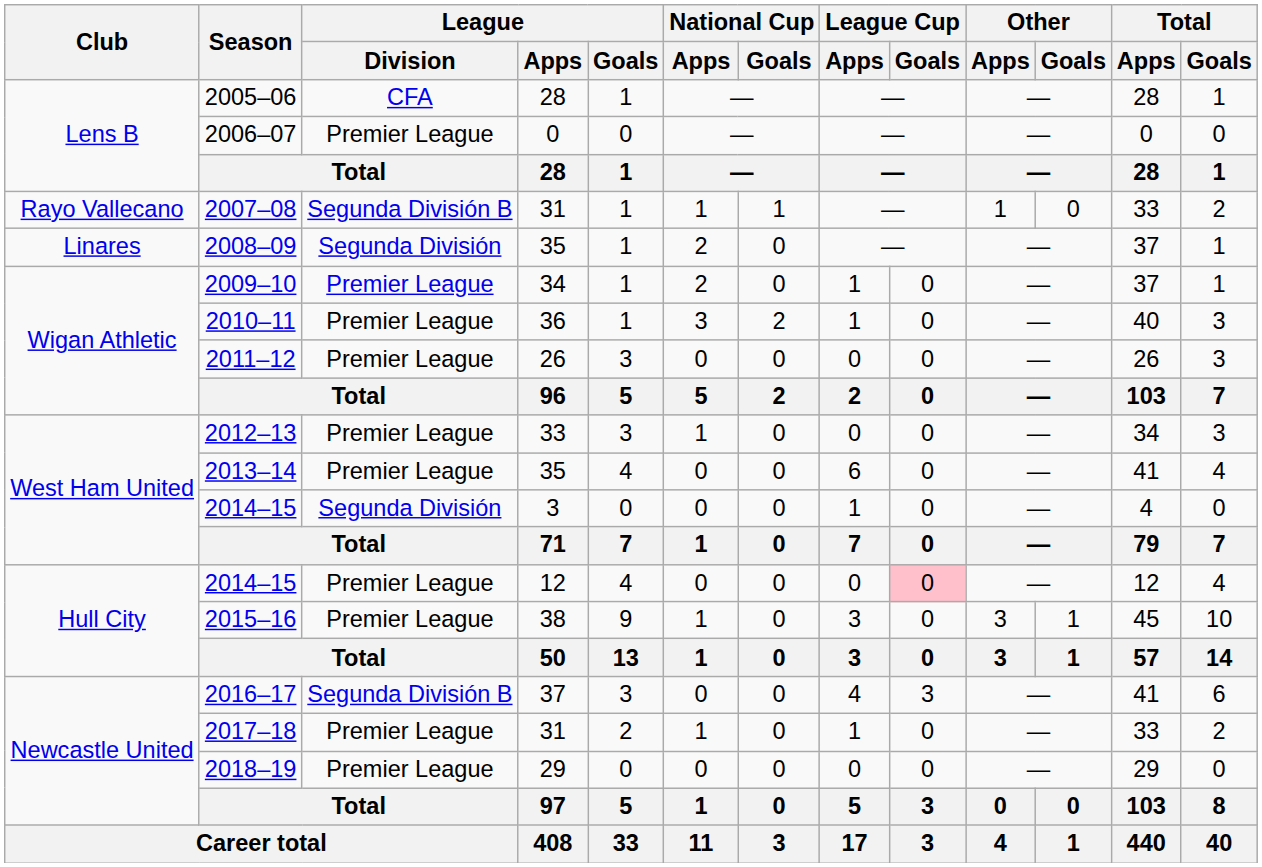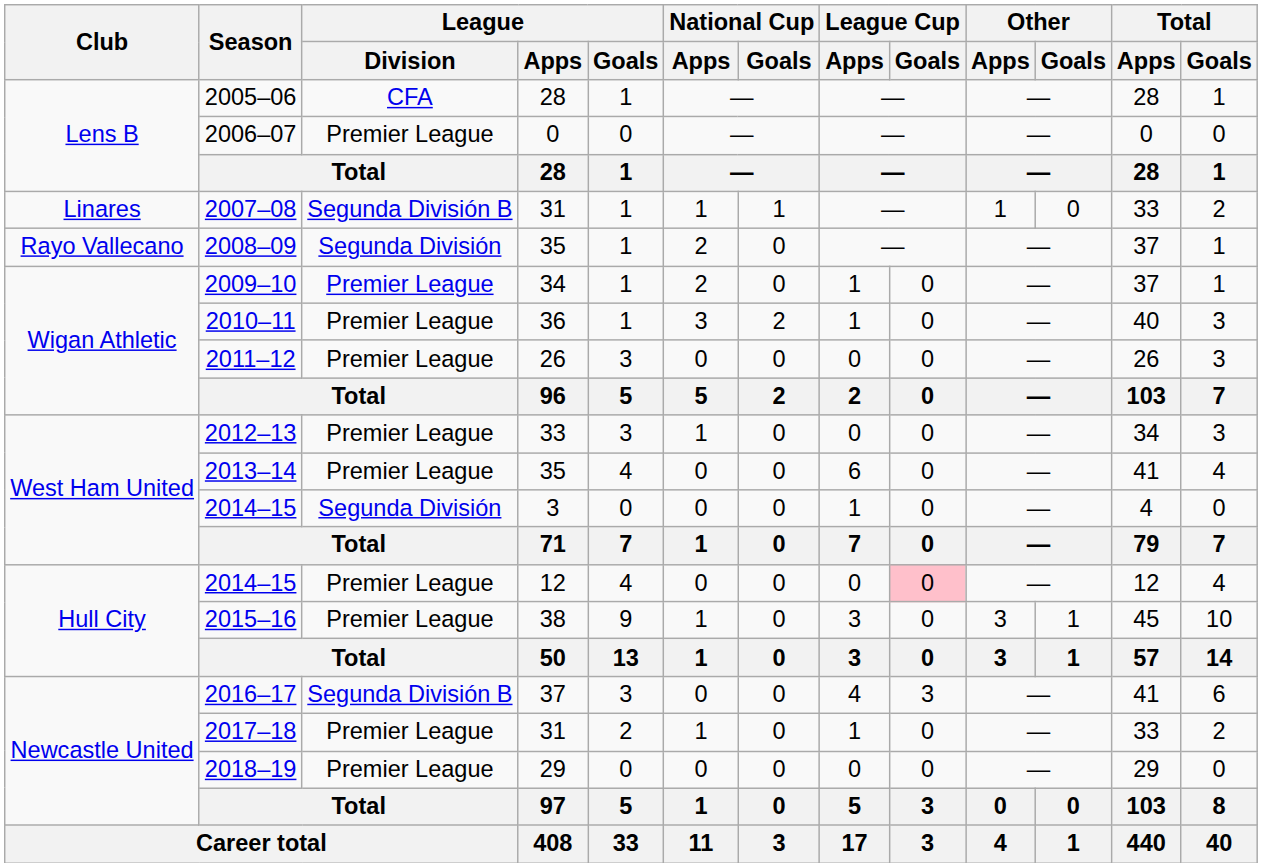(102, 209) Rayo Vallecano -> (102, 209) Linares
(102, 246) Linares -> (102, 246) Rayo Vallecano
